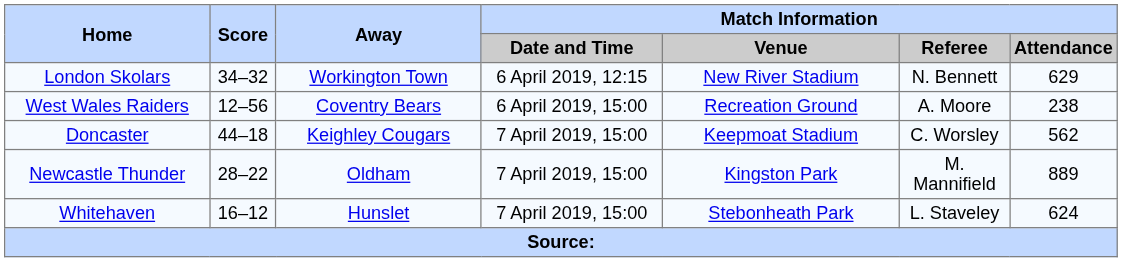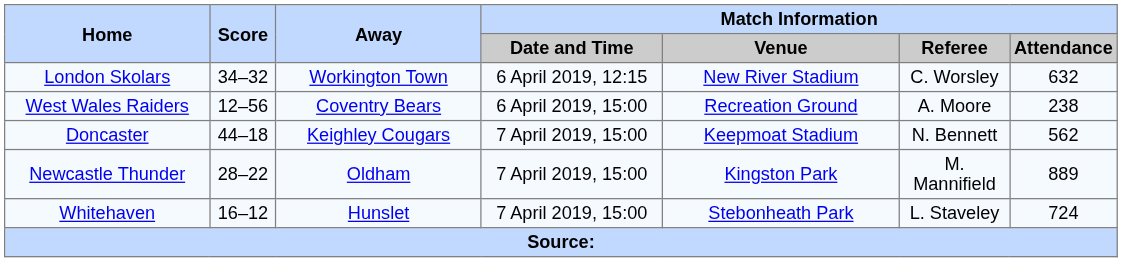(955, 77) N. Bennett -> (955, 77) C. Worsley
(1063, 77) 629 -> (1063, 77) 632
(955, 135) C. Worsley -> (955, 135) N. Bennett
(1063, 213) 624 -> (1063, 213) 724
